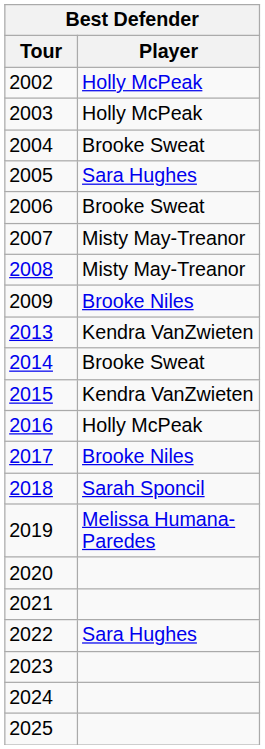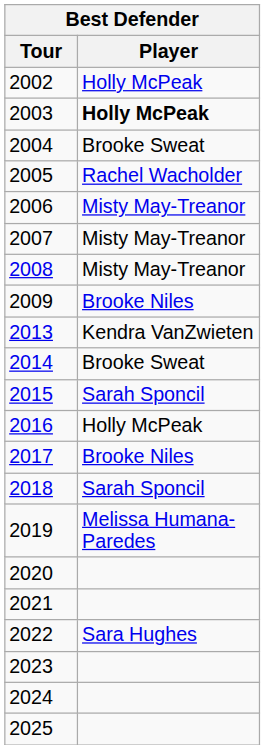(142, 113) normal -> (145, 113) bold
(139, 176) Sara Hughes -> (162, 176) Rachel Wacholder
(143, 207) Brooke Sweat -> (164, 207) Misty May-Treanor
(168, 394) Kendra VanZwieten -> (143, 394) Sarah Sponcil
